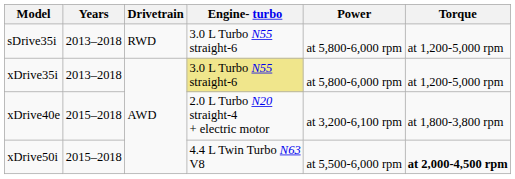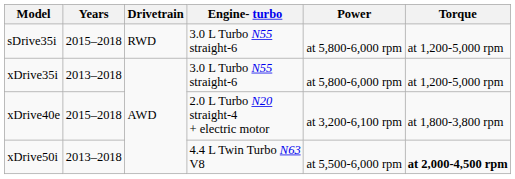(94, 41) 2013–2018 -> (94, 41) 2015–2018
(231, 75) khaki background -> (231, 75) no background
(94, 156) 2015–2018 -> (94, 156) 2013–2018
